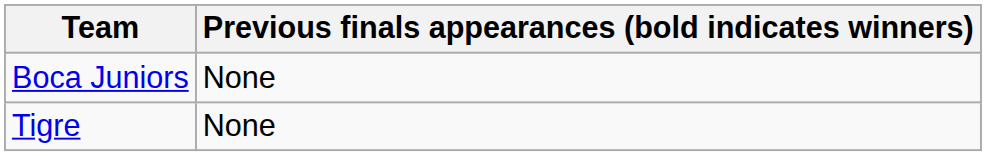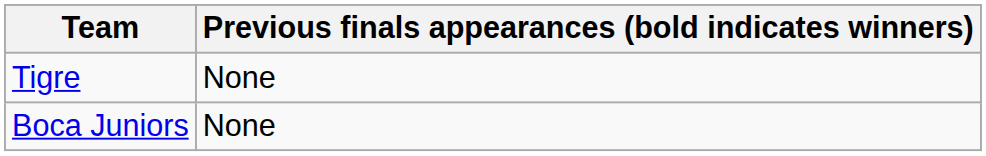rows swapped: (46, 125) <-> (100, 77)
